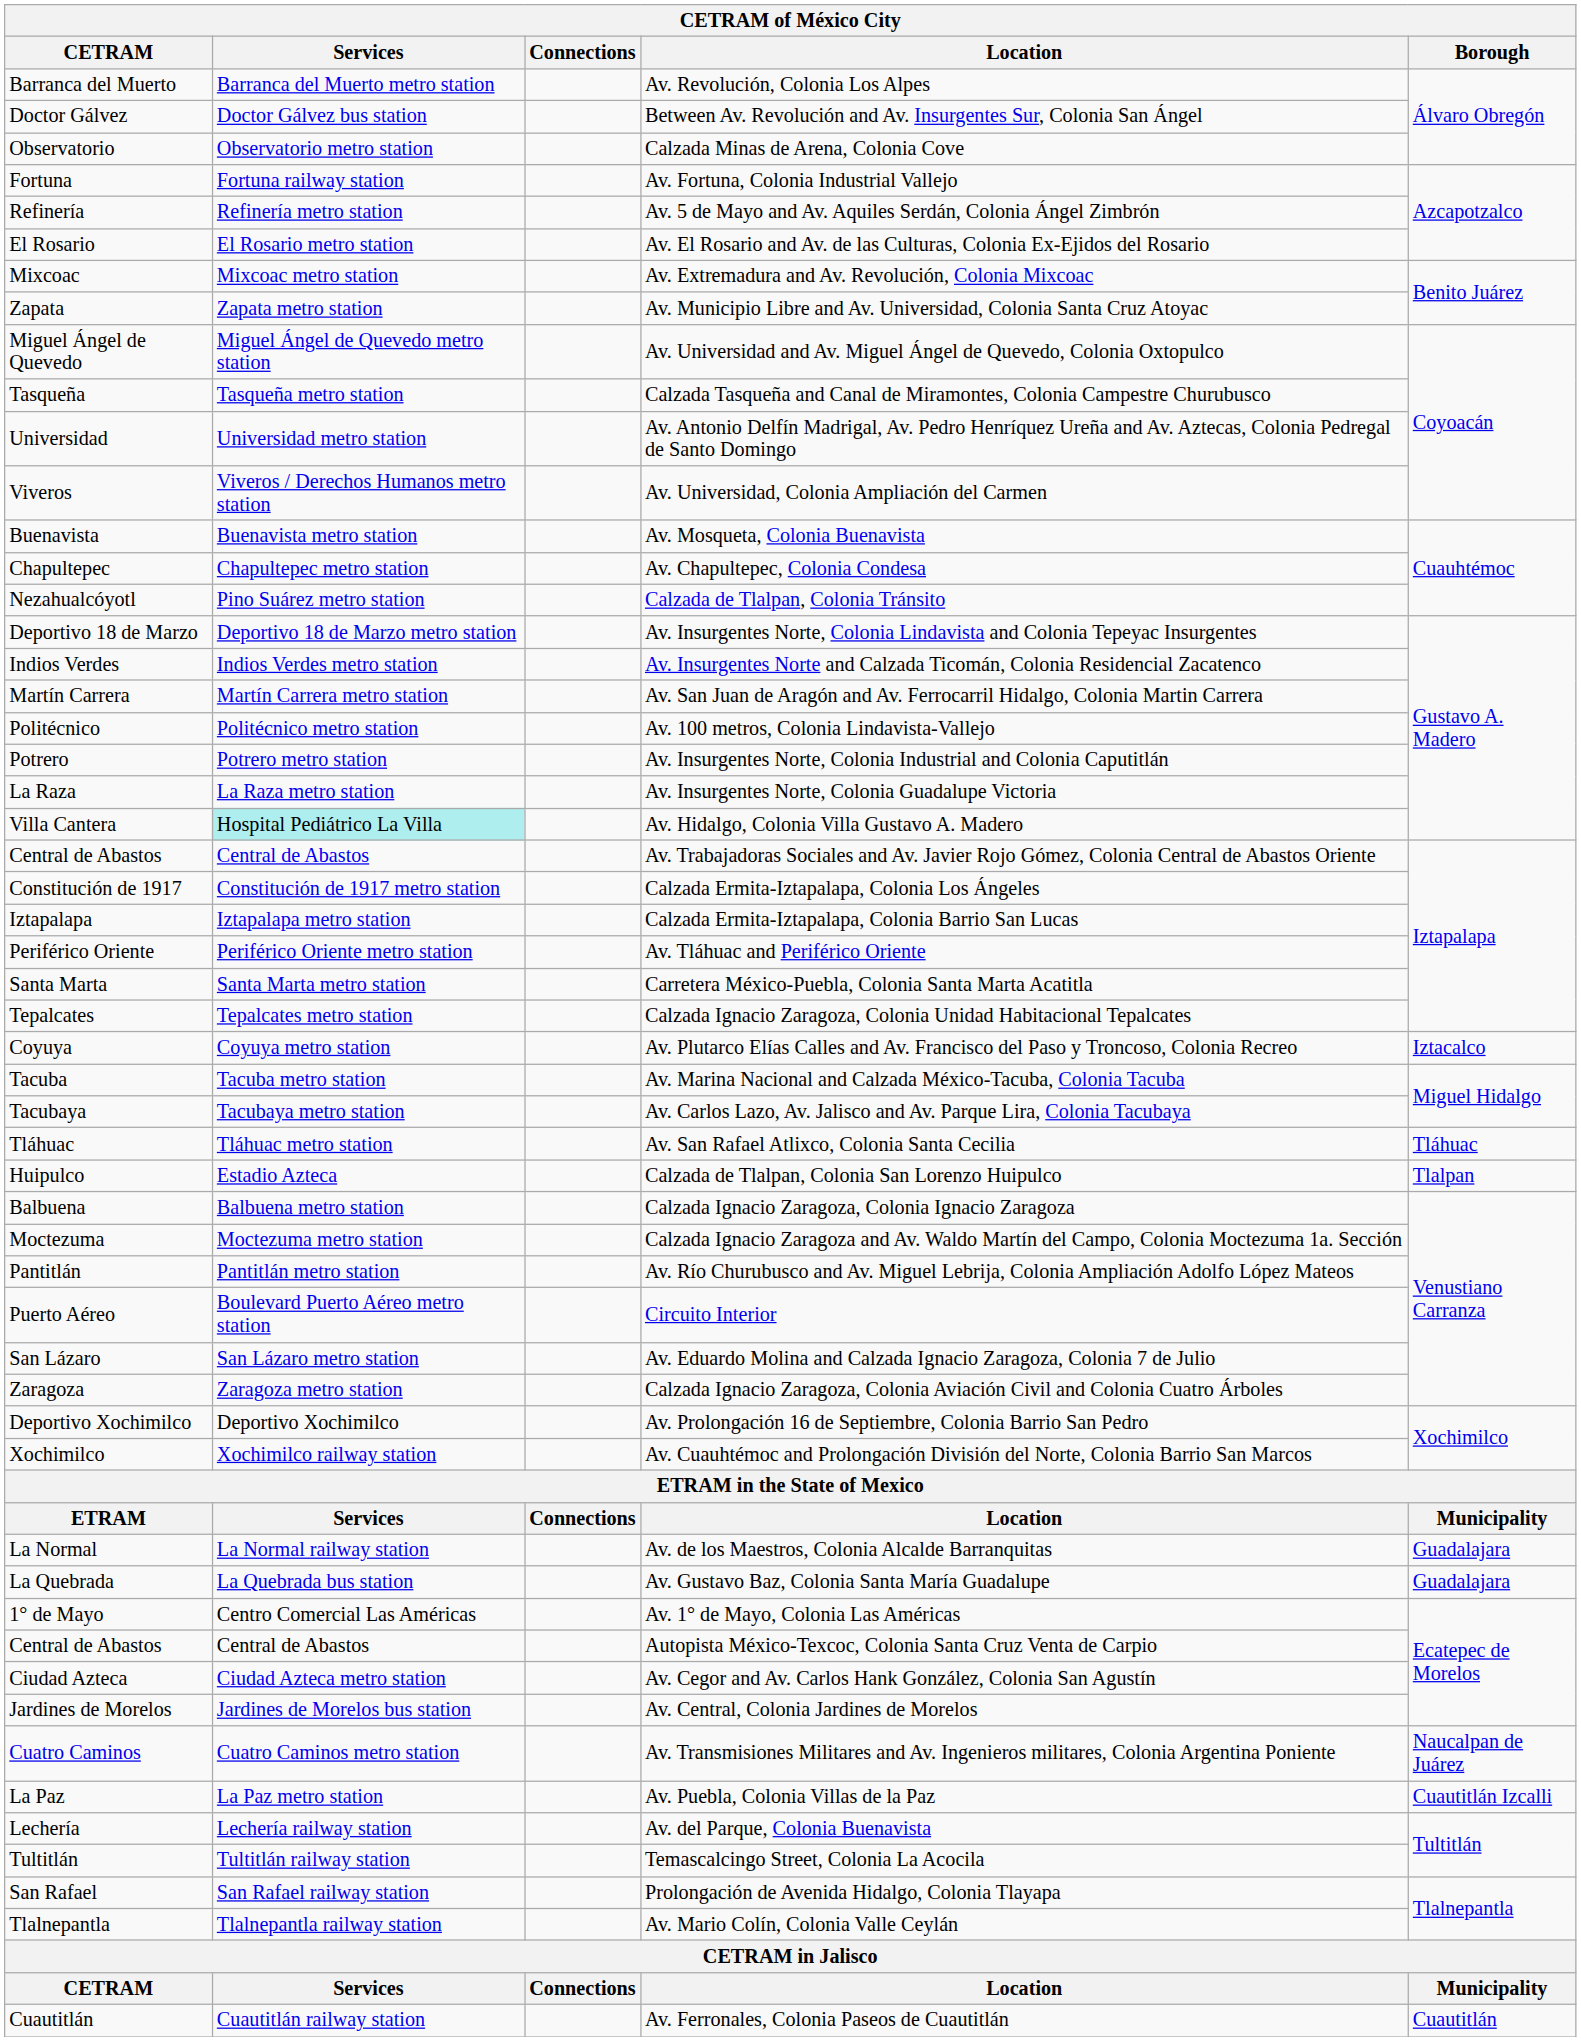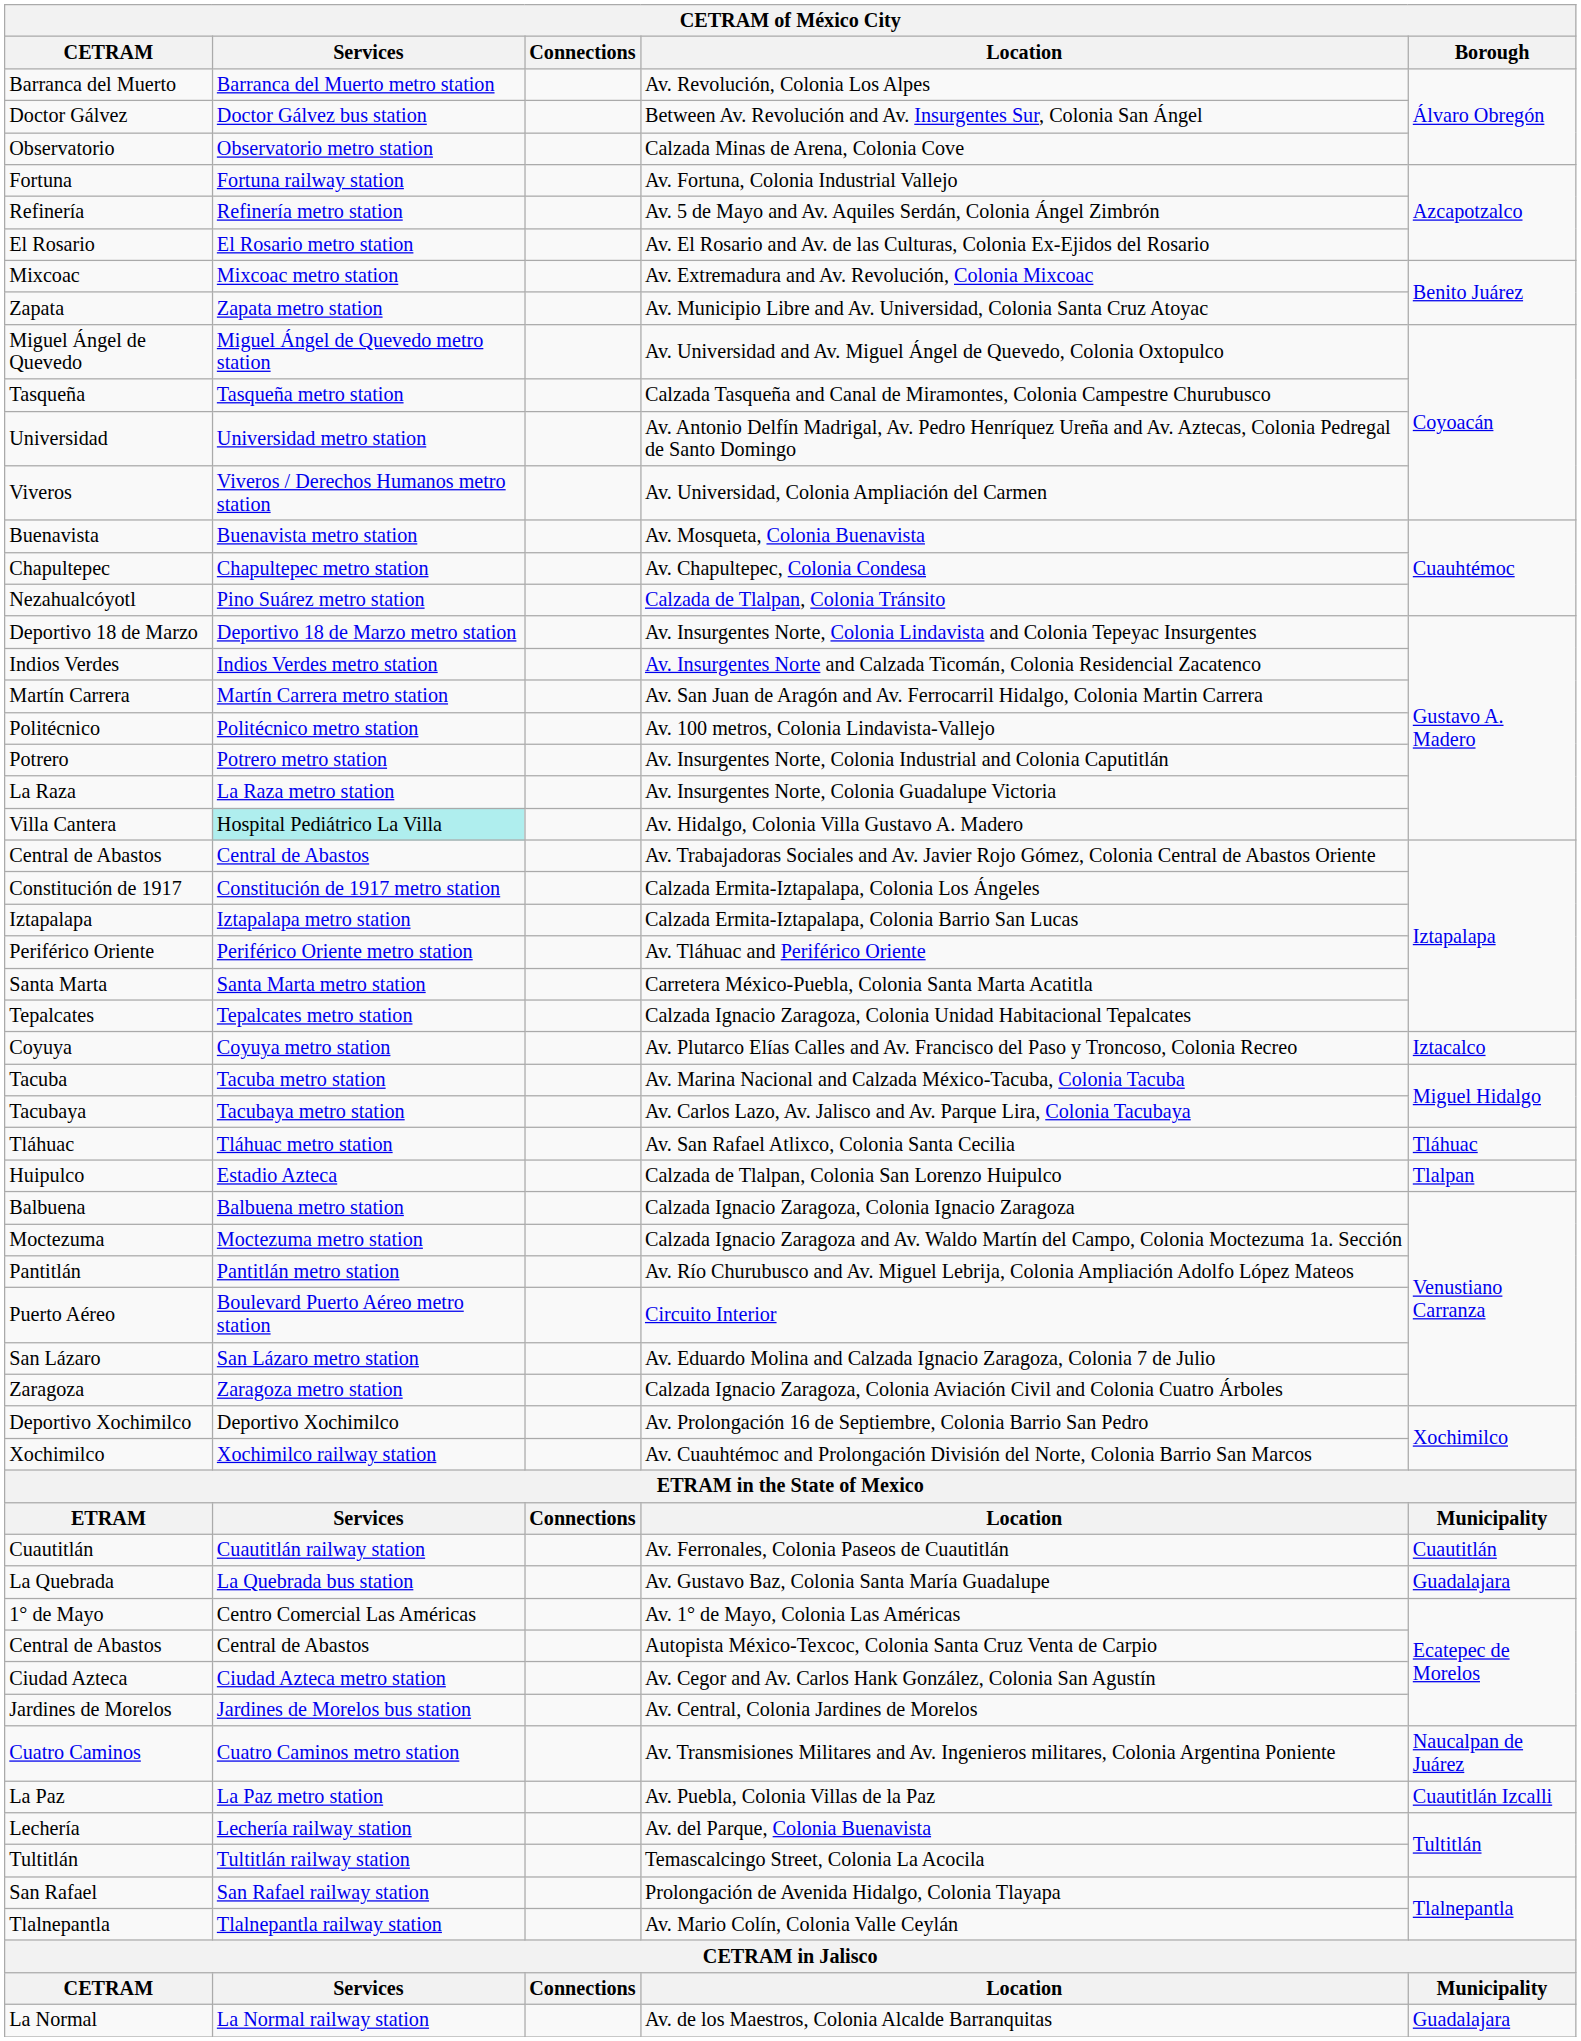rows swapped: (827, 2020) <-> (848, 1549)
